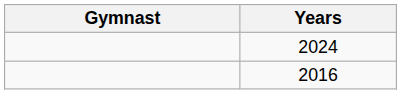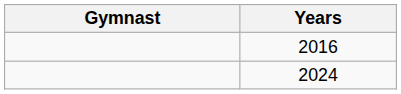rows swapped: (318, 74) <-> (318, 46)
